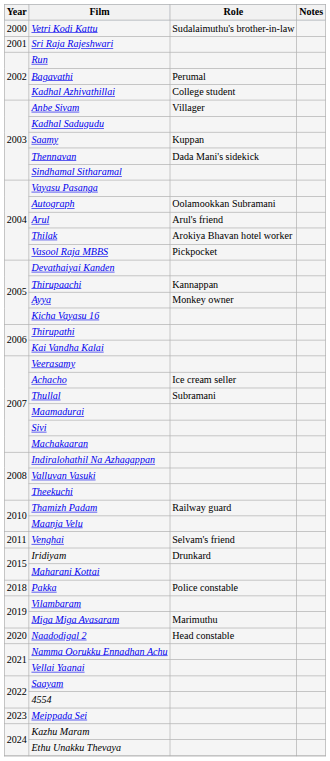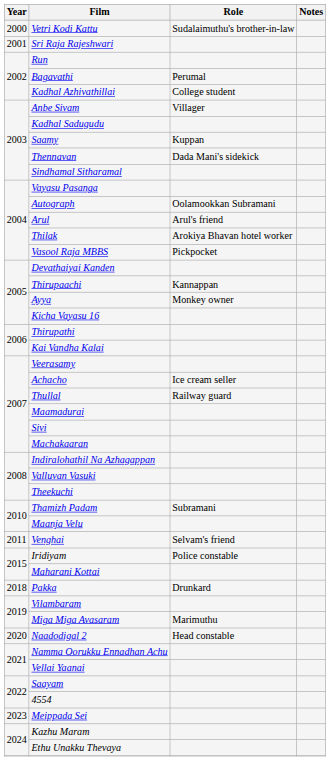(194, 396) Subramani -> (202, 396) Railway guard
(202, 508) Railway guard -> (194, 508) Subramani
(192, 556) Drunkard -> (205, 556) Police constable
(205, 587) Police constable -> (192, 587) Drunkard
